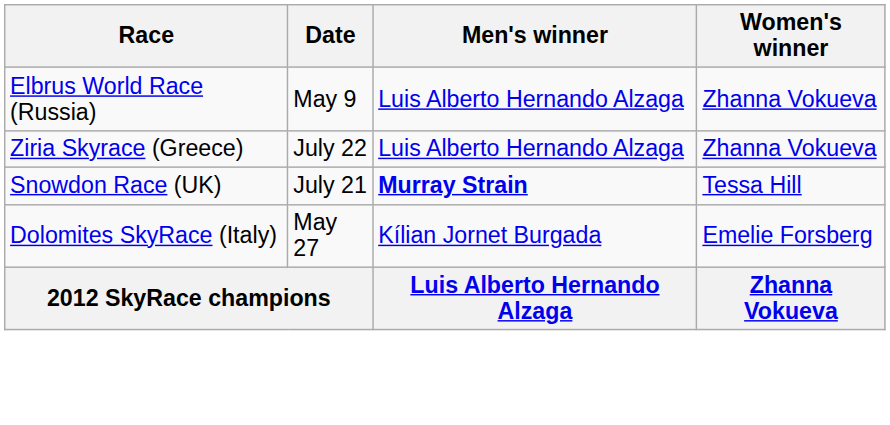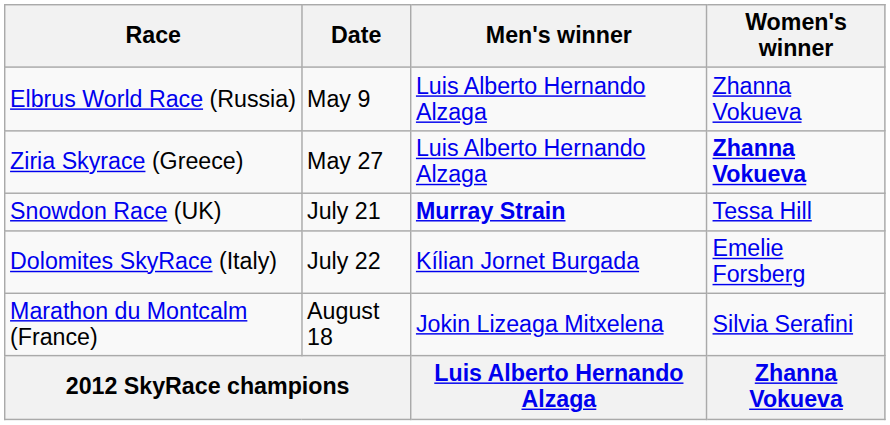(330, 148) July 22 -> (345, 161) May 27
(789, 148) normal -> (759, 161) bold
(315, 235) May 27 -> (344, 261) July 22
+ row: (129, 324)
